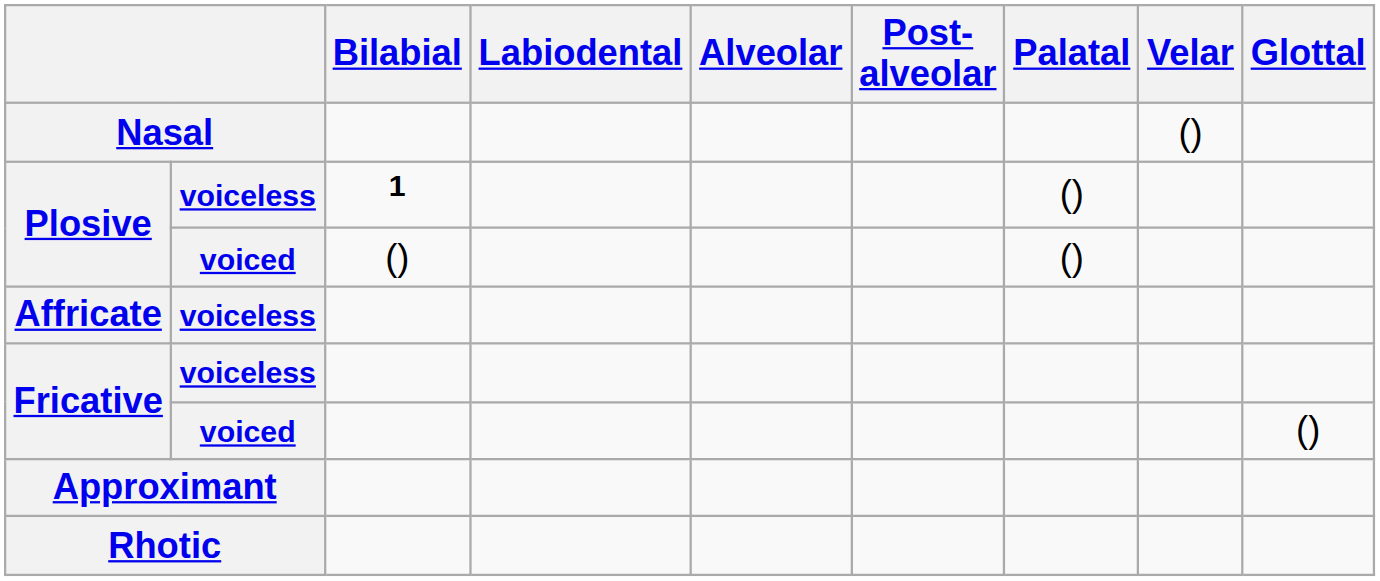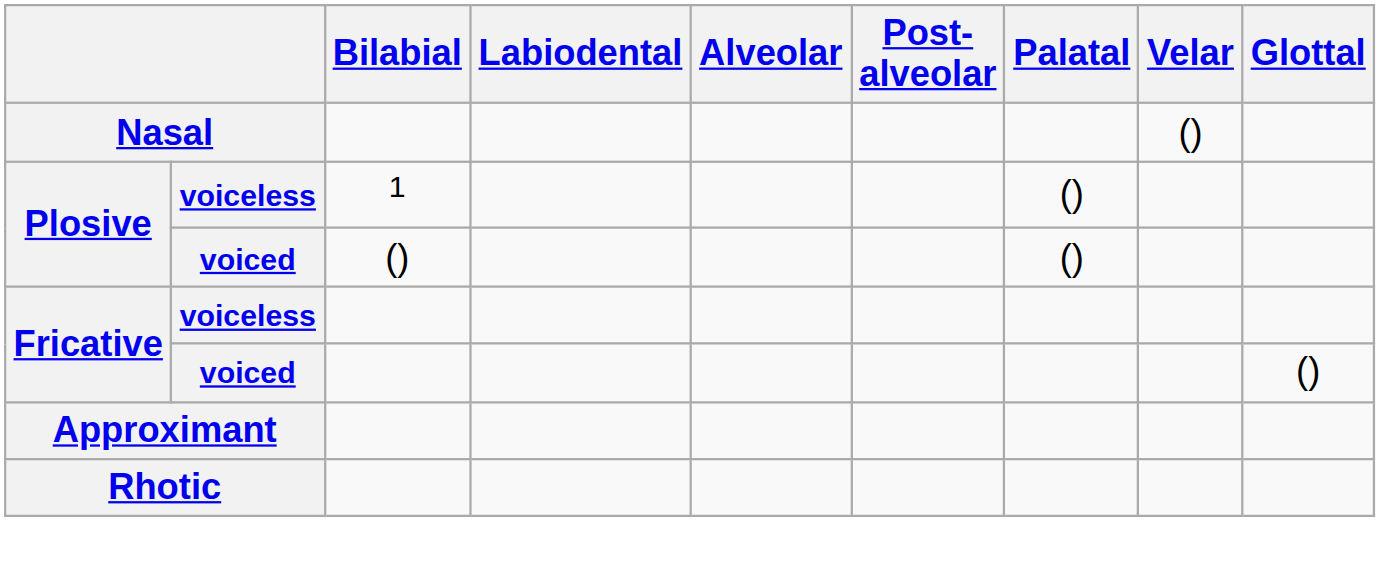(397, 194) bold -> (397, 187) normal
- row: (88, 314)
